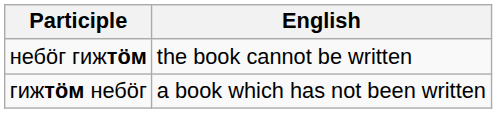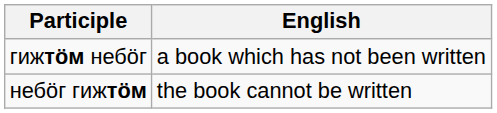rows swapped: (78, 90) <-> (78, 56)
